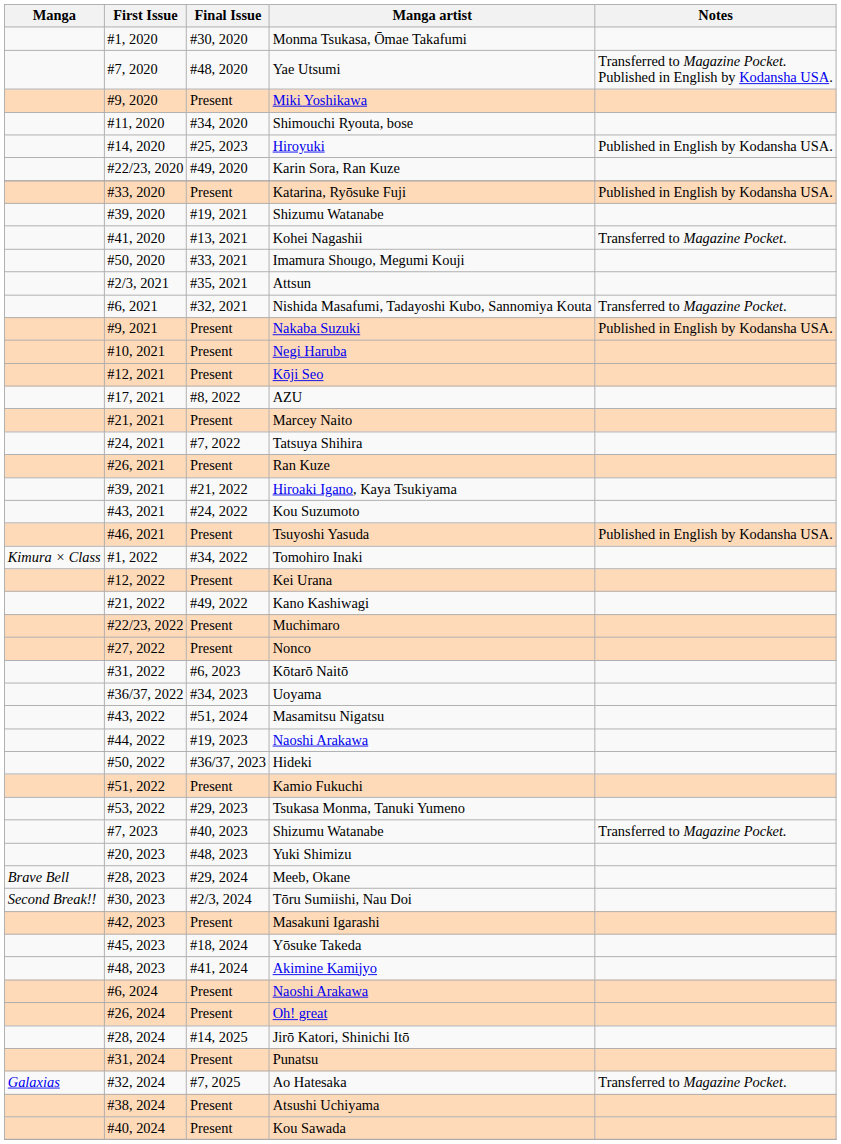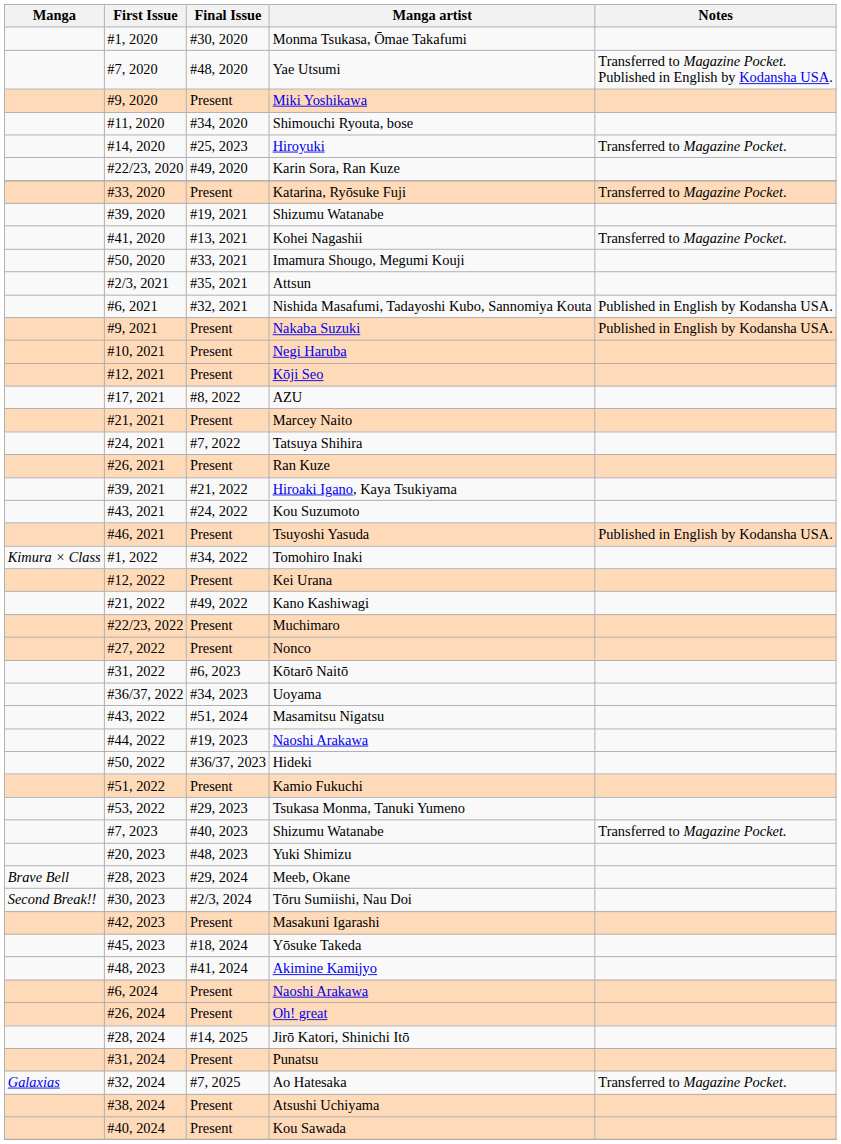(716, 146) Published in English by Kodansha USA. -> (692, 146) Transferred to Magazine Pocket.
(716, 191) Published in English by Kodansha USA. -> (692, 191) Transferred to Magazine Pocket.
(692, 306) Transferred to Magazine Pocket. -> (716, 306) Published in English by Kodansha USA.
